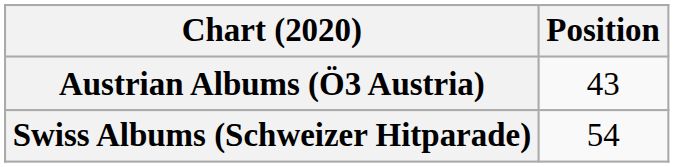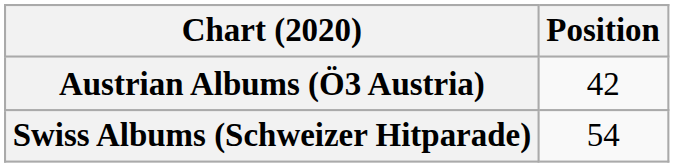(603, 82) 43 -> (603, 82) 42
